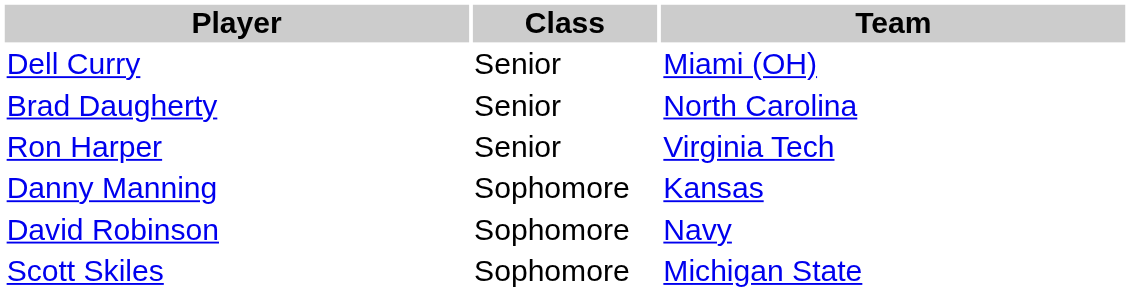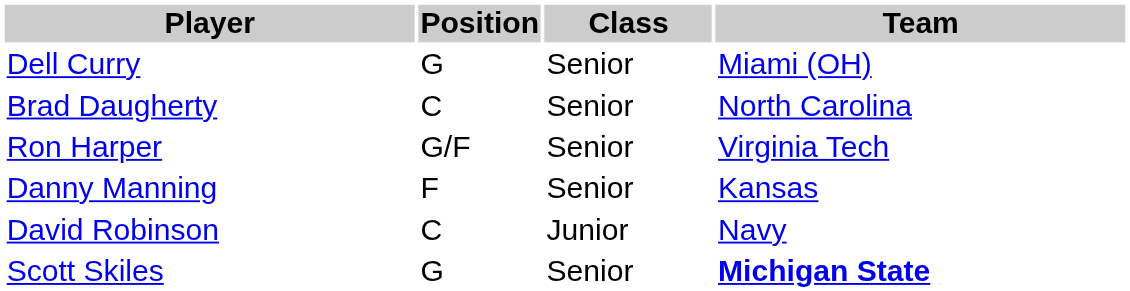+ column: (480, 23)
(552, 188) Sophomore -> (590, 188) Senior
(552, 229) Sophomore -> (588, 229) Junior
(552, 271) Sophomore -> (590, 271) Senior
(763, 271) normal -> (824, 271) bold
